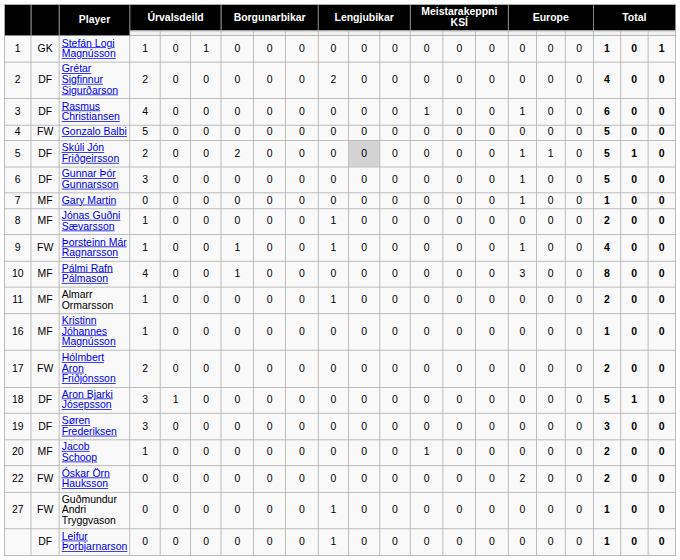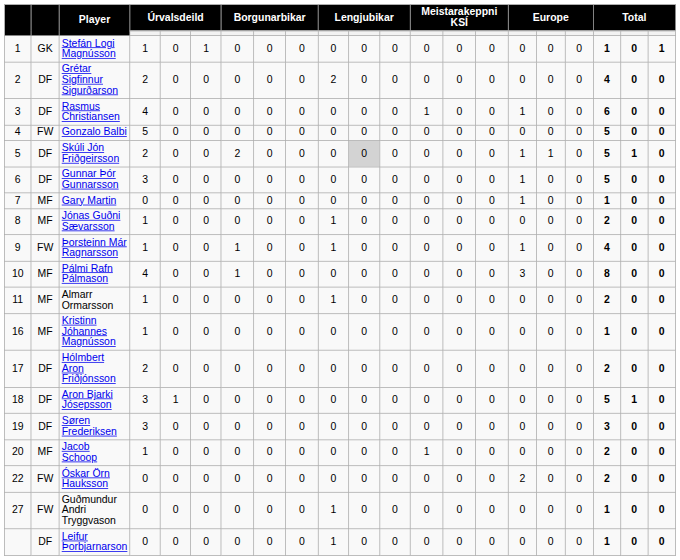(45, 368) FW -> (45, 368) DF
